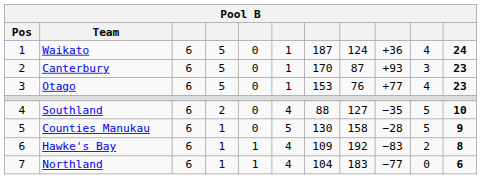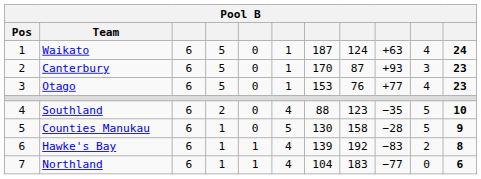(393, 50) +36 -> (393, 50) +63
(358, 110) 127 -> (358, 110) 123
(322, 146) 109 -> (322, 146) 139
